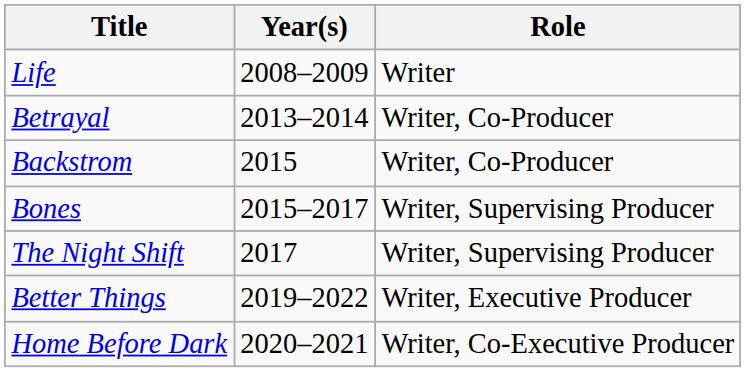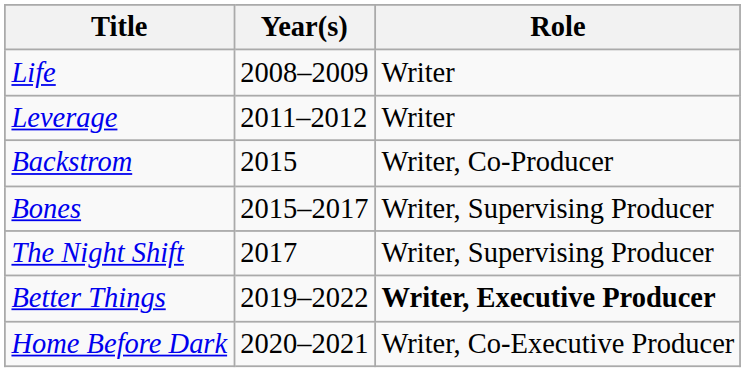+ row: (64, 117)
- row: (60, 117)
(537, 298) normal -> (549, 298) bold
